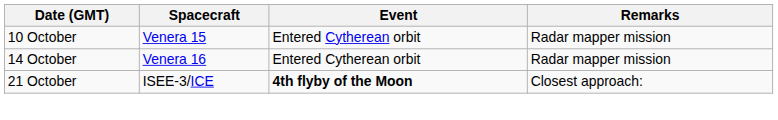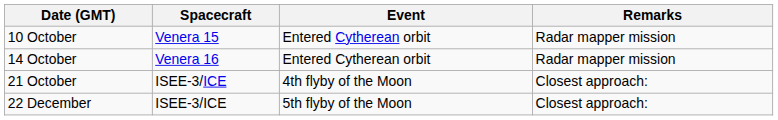(343, 81) bold -> (347, 81) normal
+ row: (49, 103)
